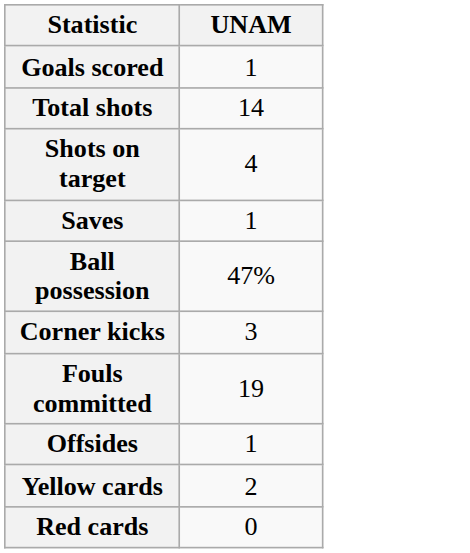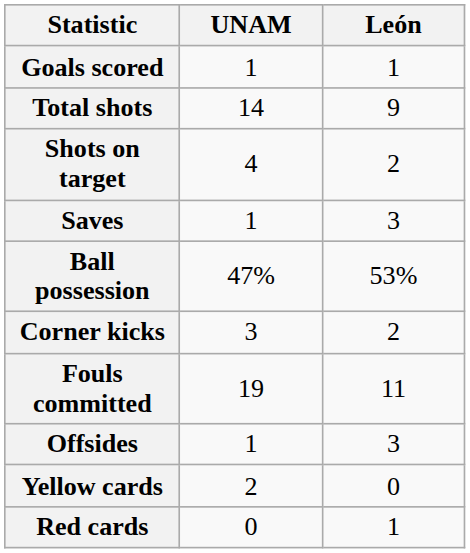+ column: (393, 25)
